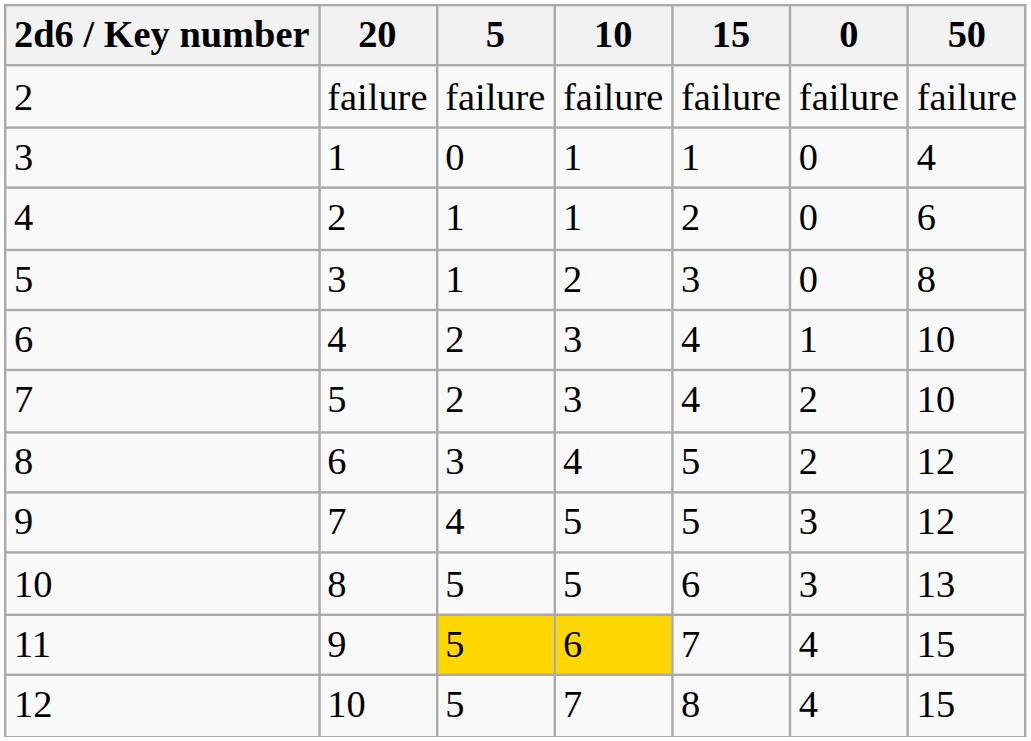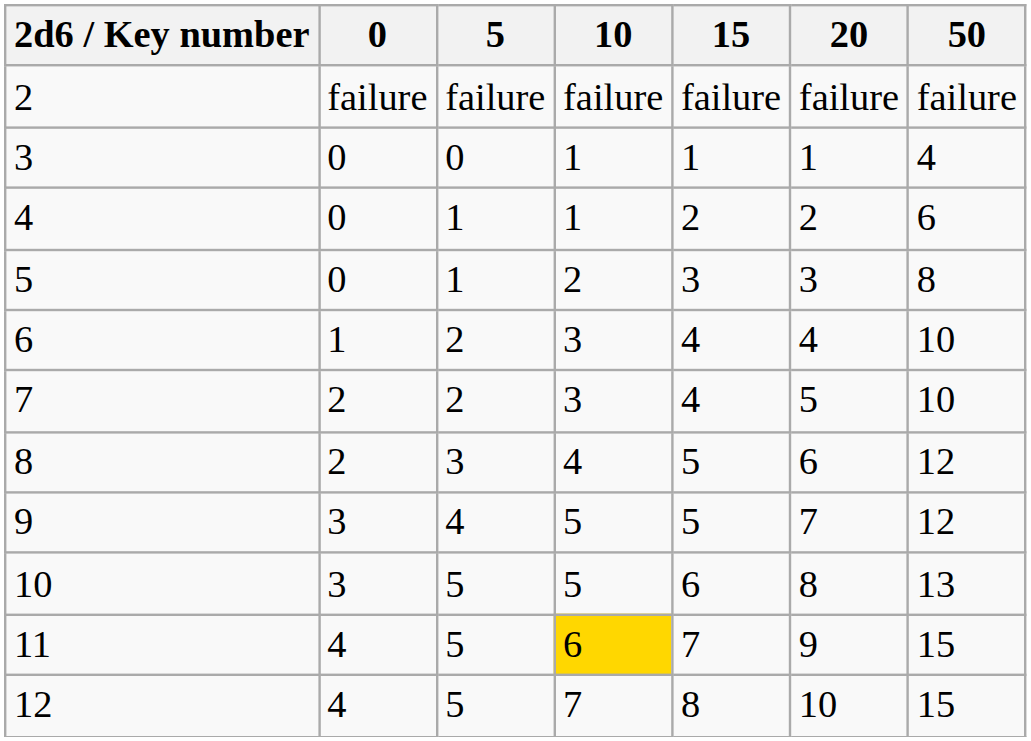columns swapped: (849, 34) <-> (377, 34)
(455, 643) gold background -> (455, 643) no background
